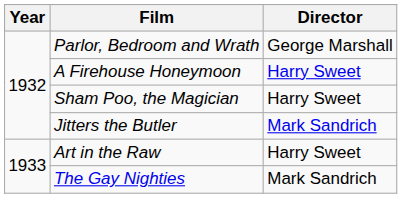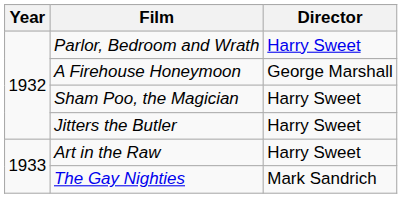(330, 44) George Marshall -> (314, 44) Harry Sweet
(314, 71) Harry Sweet -> (330, 71) George Marshall
(322, 125) Mark Sandrich -> (314, 125) Harry Sweet
